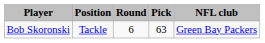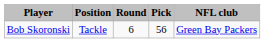(161, 29) 63 -> (161, 29) 56
